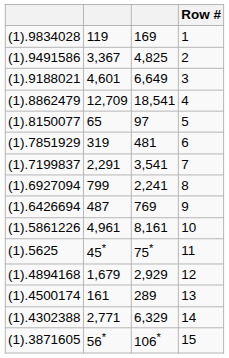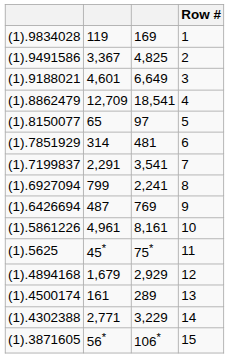(98, 143) 319 -> (98, 143) 314
(151, 317) 6,329 -> (151, 317) 3,229
